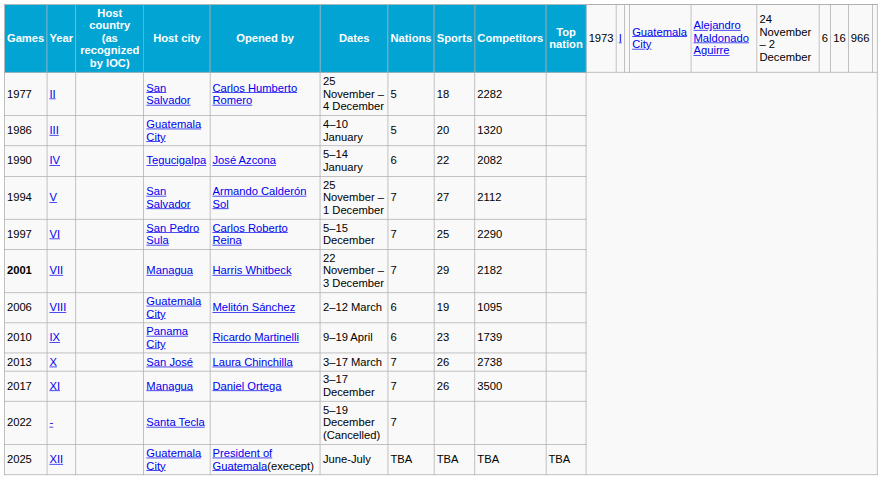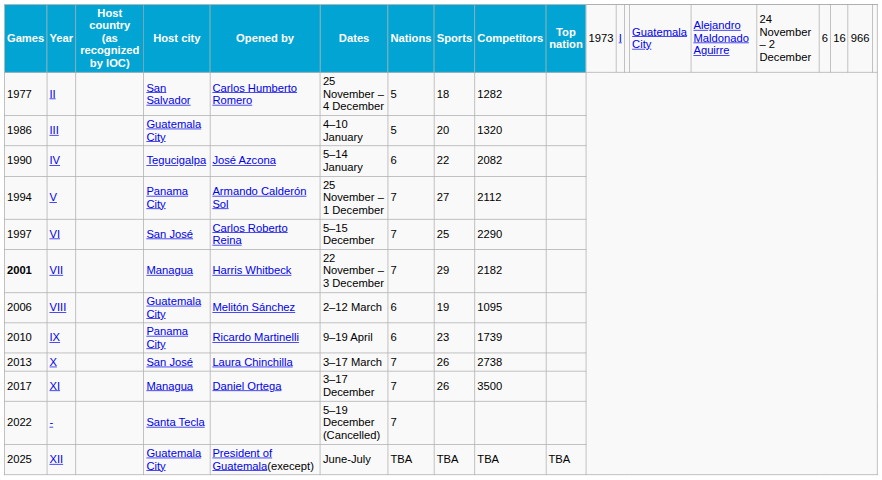(490, 94) 2282 -> (490, 94) 1282
(168, 197) San Salvador -> (167, 197) Panama City
(173, 234) San Pedro Sula -> (170, 234) San José
